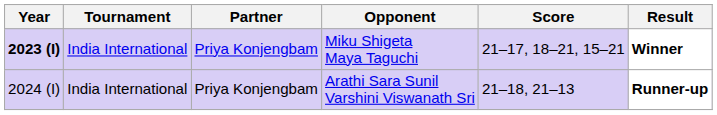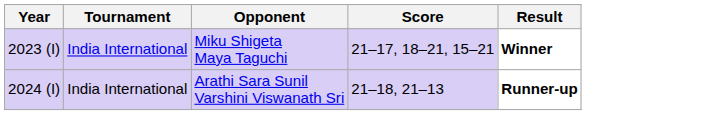- column: (256, 17)
(34, 49) bold -> (34, 49) normal
